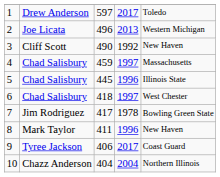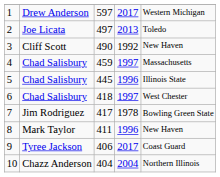(155, 12) Toledo -> (174, 12) Western Michigan
(104, 29) 496 -> (104, 29) 497
(174, 29) Western Michigan -> (155, 29) Toledo
